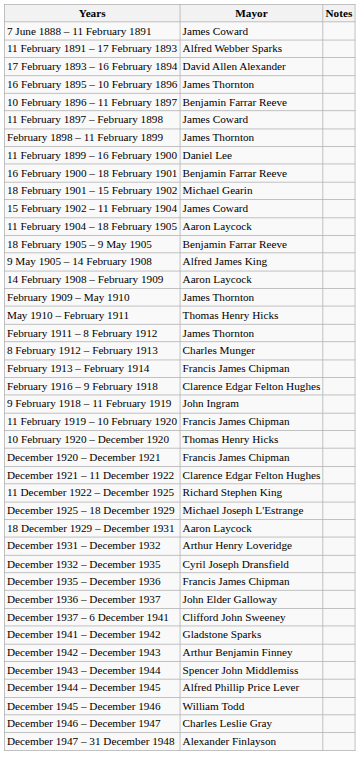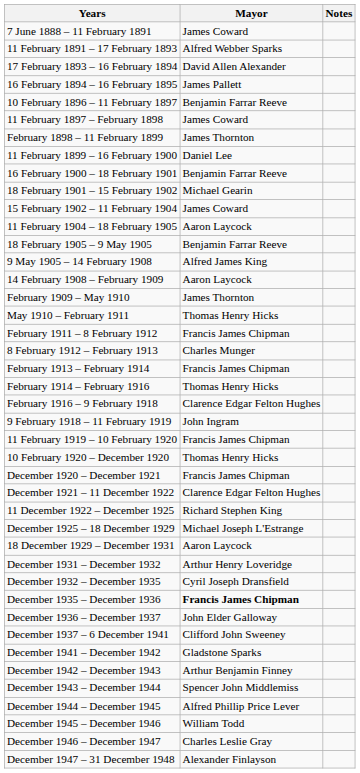+ row: (92, 84)
- row: (92, 84)
(218, 333) James Thornton -> (236, 333) Francis James Chipman
+ row: (78, 386)
(236, 581) normal -> (241, 599) bold
